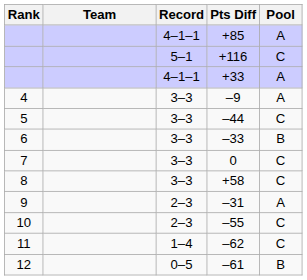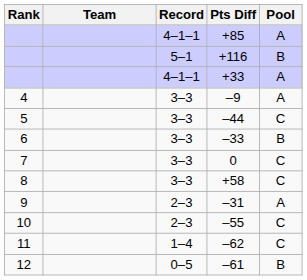(281, 56) C -> (281, 56) B
